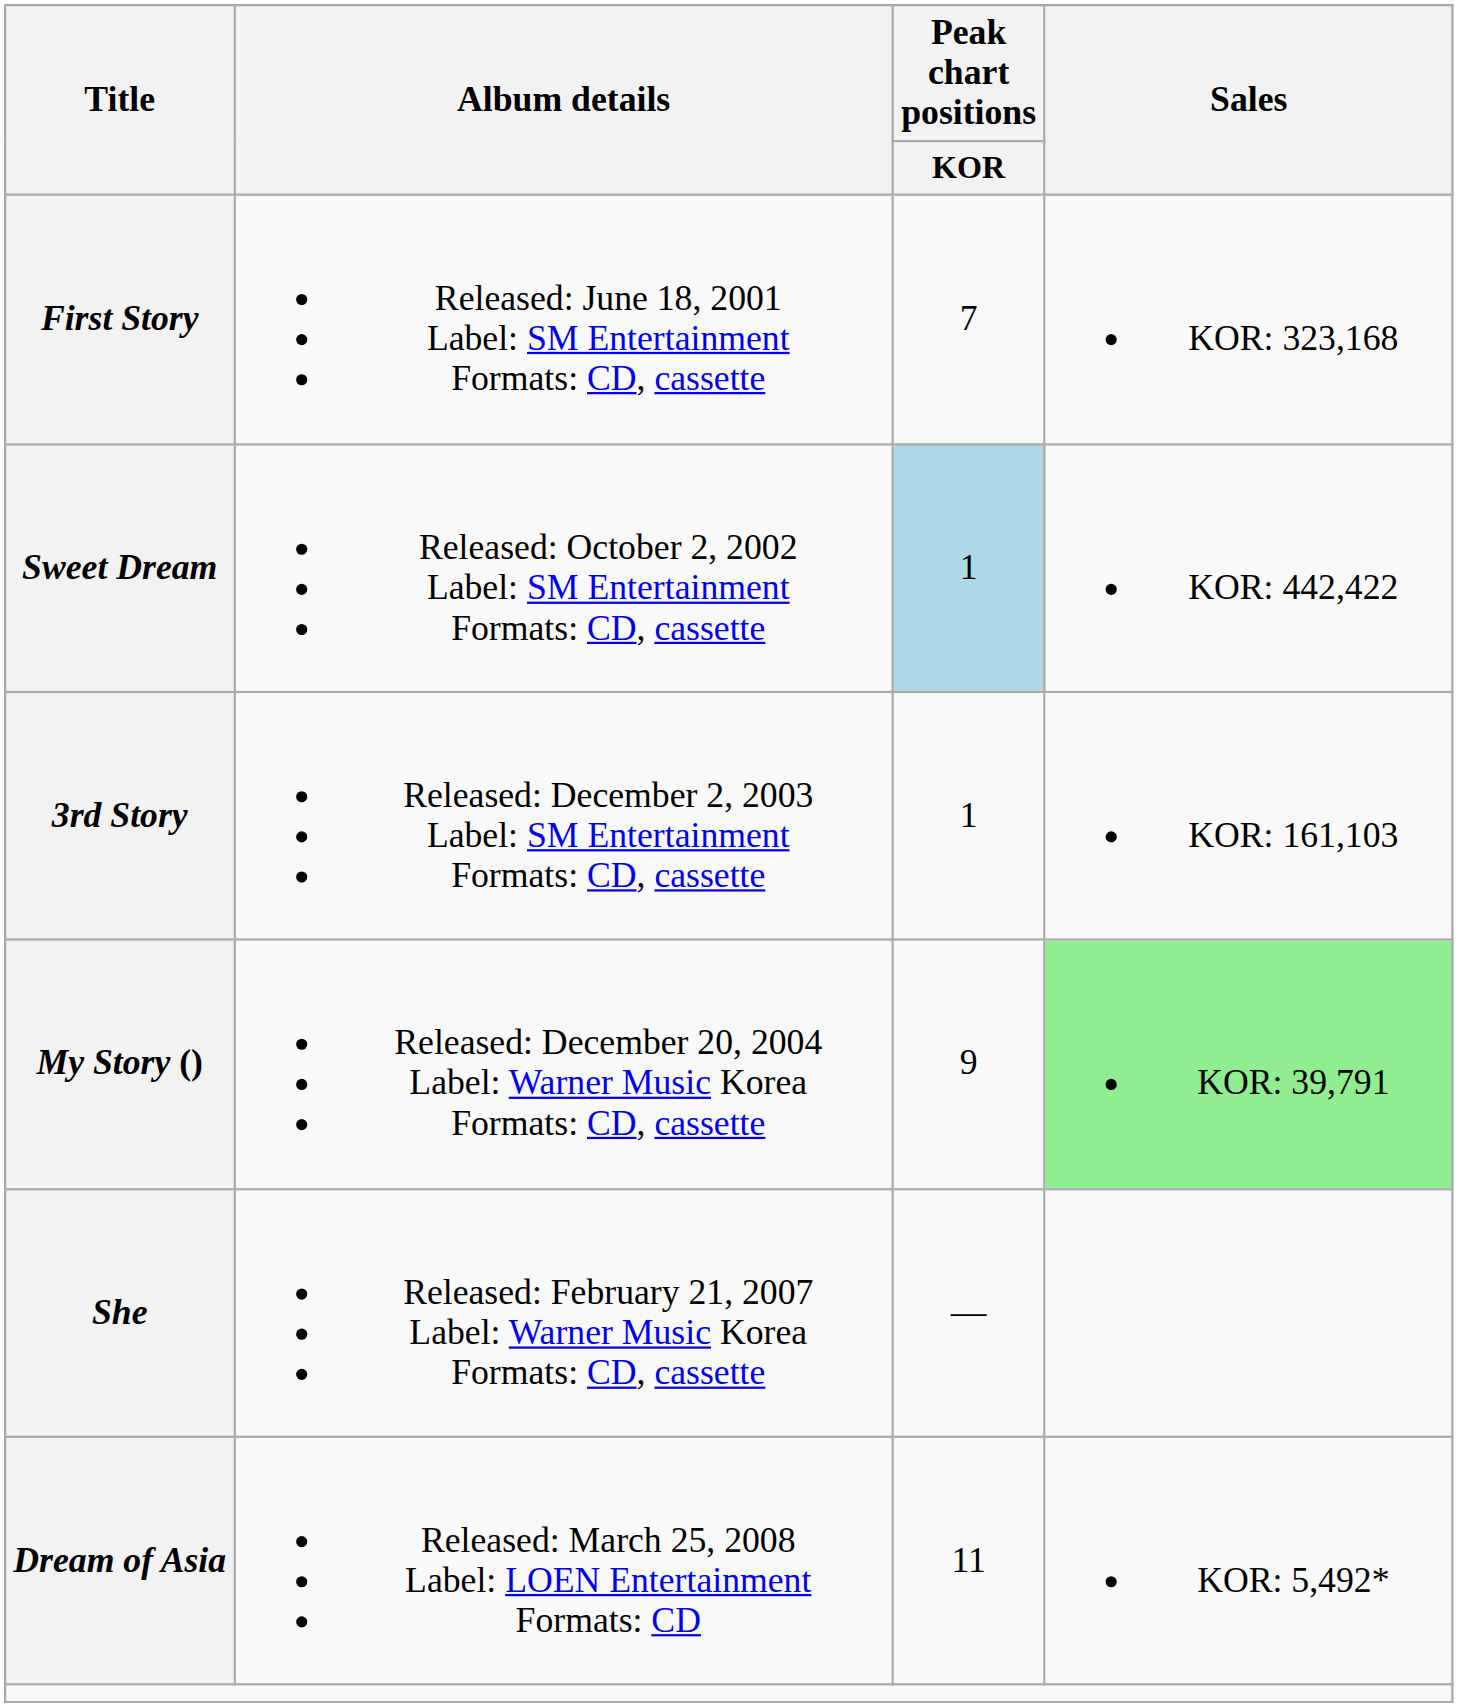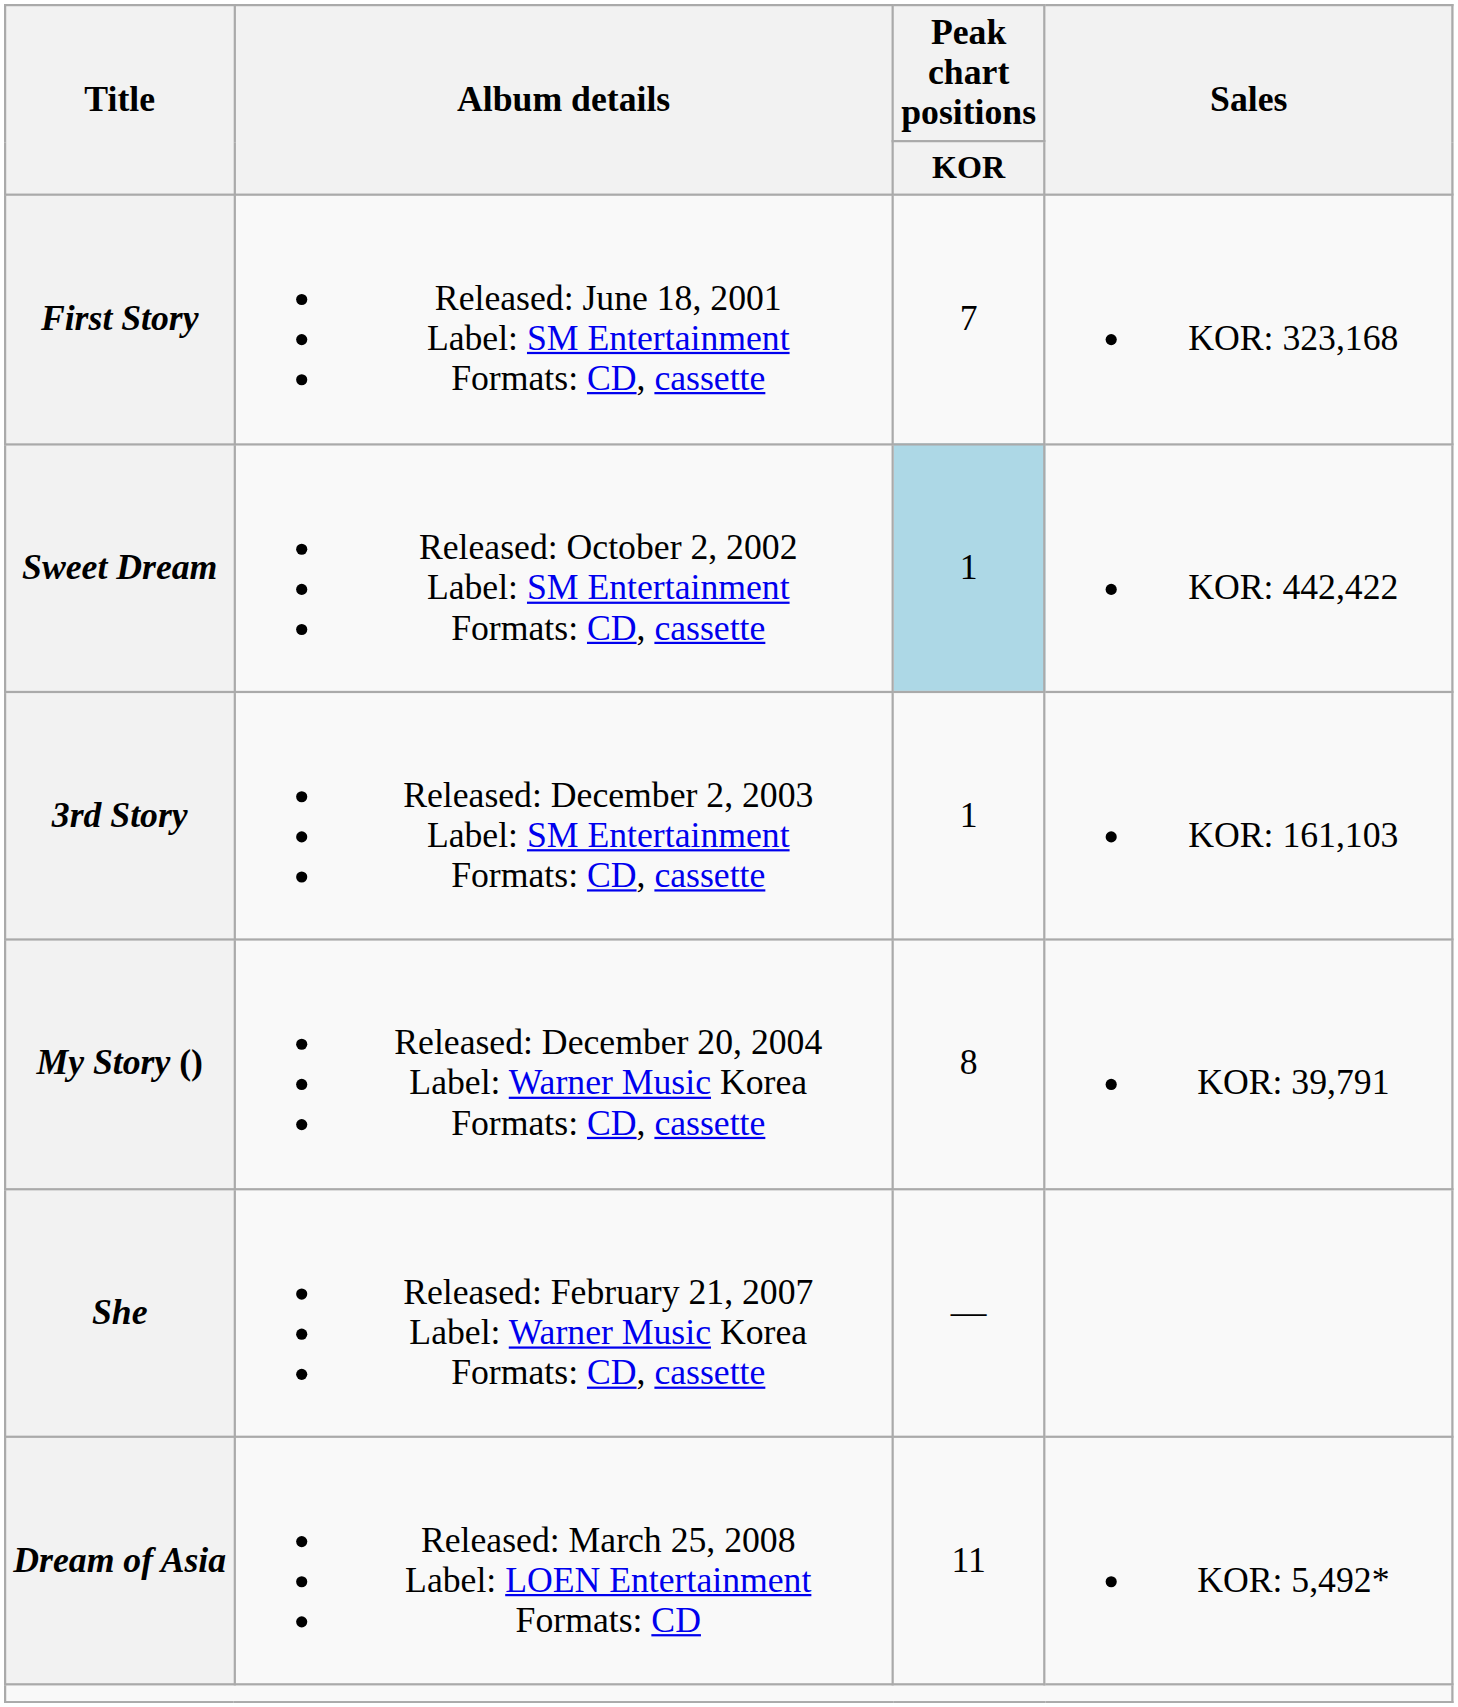(969, 1063) 9 -> (969, 1063) 8
(1249, 1084) lightgreen background -> (1249, 1084) no background
